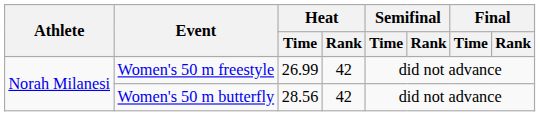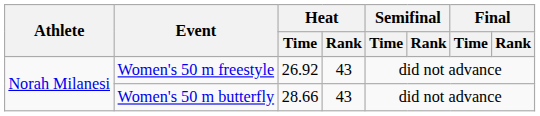(300, 70) 26.99 -> (300, 70) 26.92
(344, 70) 42 -> (344, 70) 43
(300, 97) 28.56 -> (300, 97) 28.66
(344, 97) 42 -> (344, 97) 43
